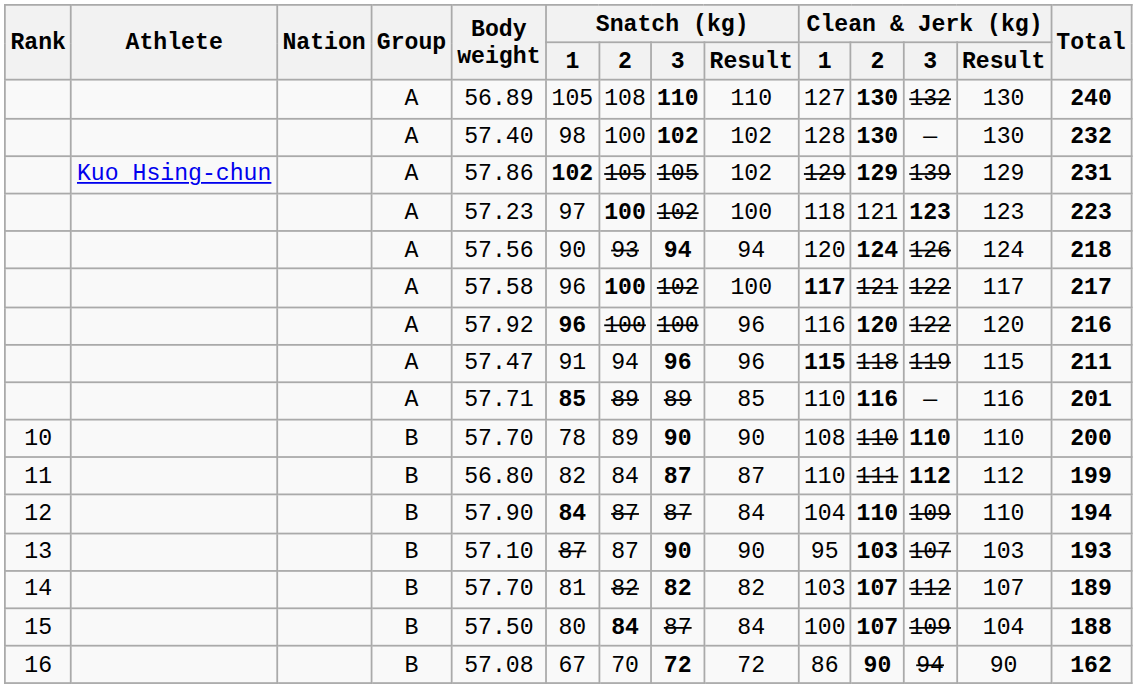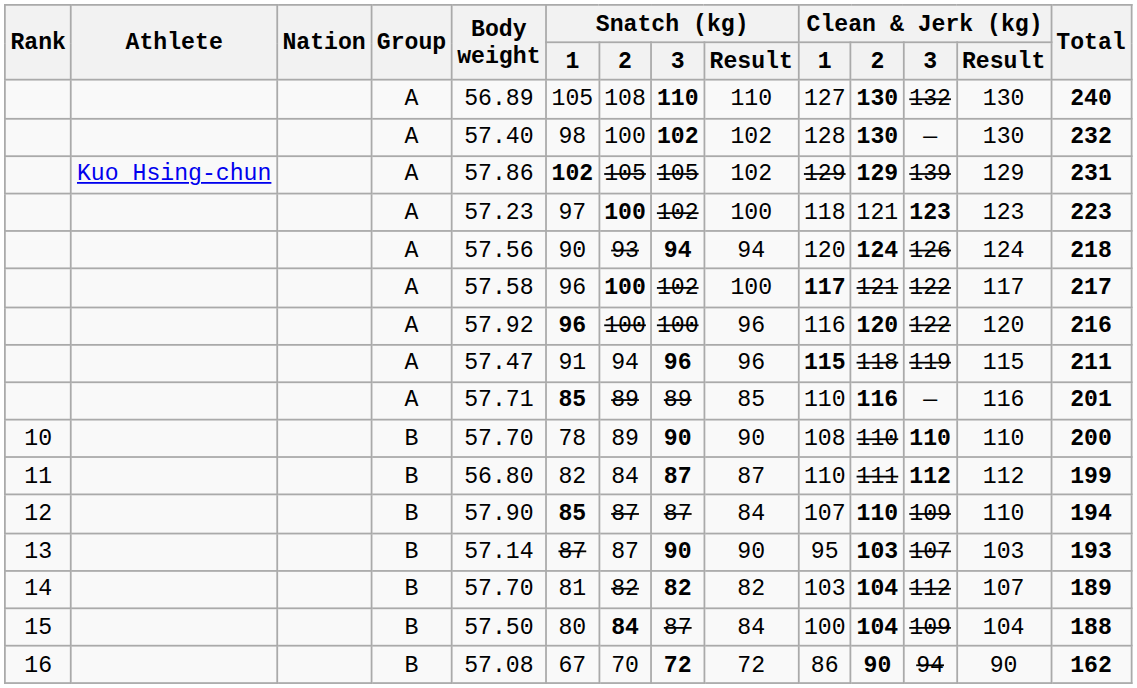(572, 514) 84 -> (572, 514) 85
(825, 514) 104 -> (825, 514) 107
(499, 552) 57.10 -> (499, 552) 57.14
(877, 589) 107 -> (877, 589) 104
(877, 627) 107 -> (877, 627) 104
